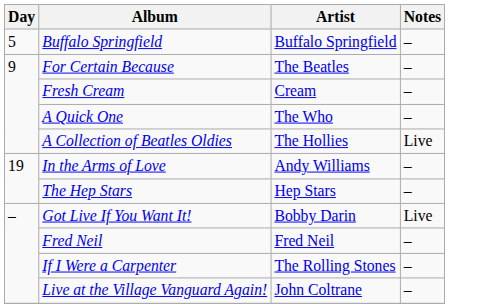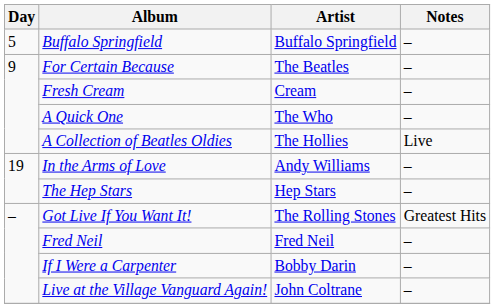(315, 215) Bobby Darin -> (335, 215) The Rolling Stones
(418, 215) Live -> (445, 215) Greatest Hits
(335, 265) The Rolling Stones -> (315, 265) Bobby Darin
